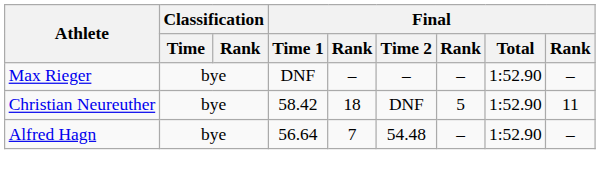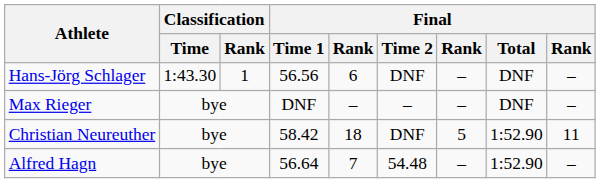+ row: (77, 76)
(515, 76) 1:52.90 -> (516, 105) DNF
